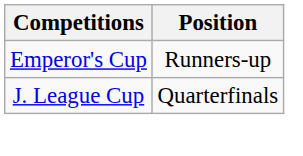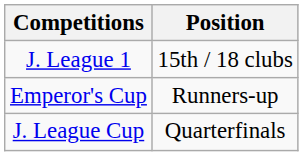+ row: (78, 58)
